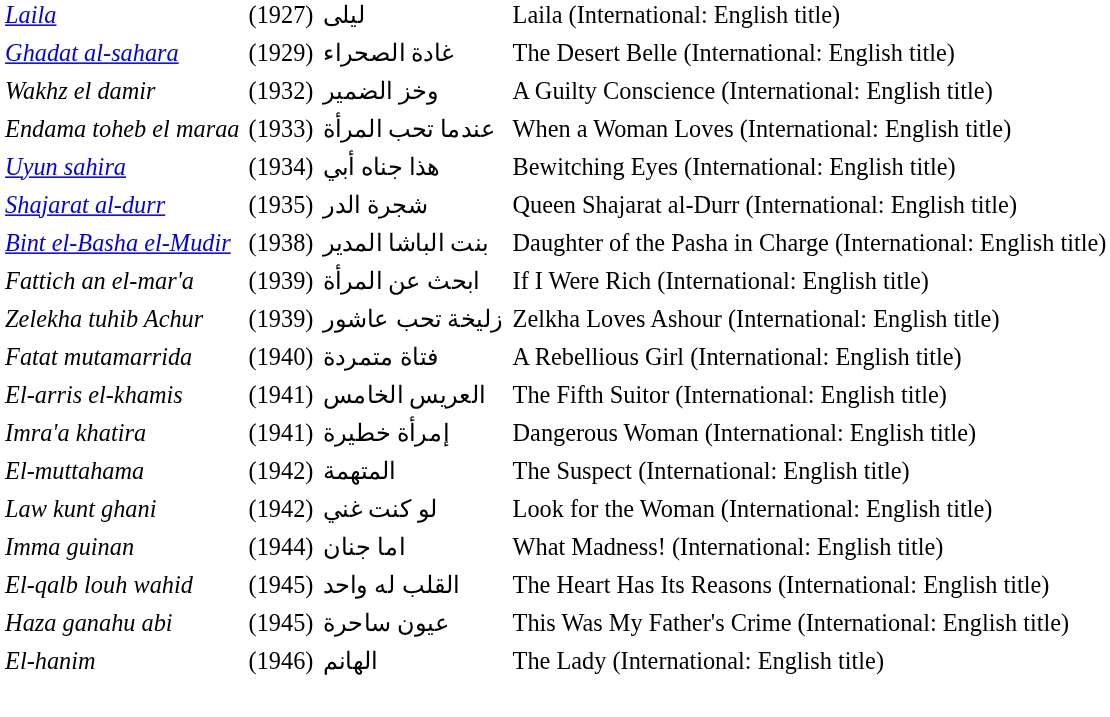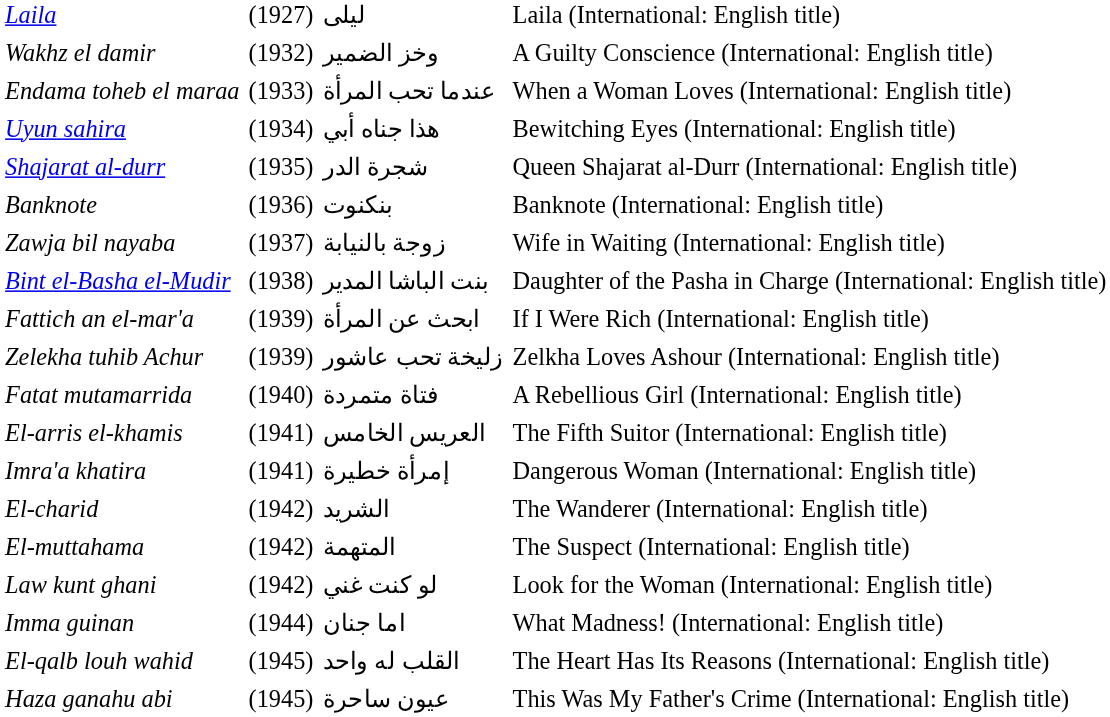- row: (92, 52)
+ row: (51, 204)
+ row: (90, 242)
+ row: (52, 508)
- row: (50, 660)
